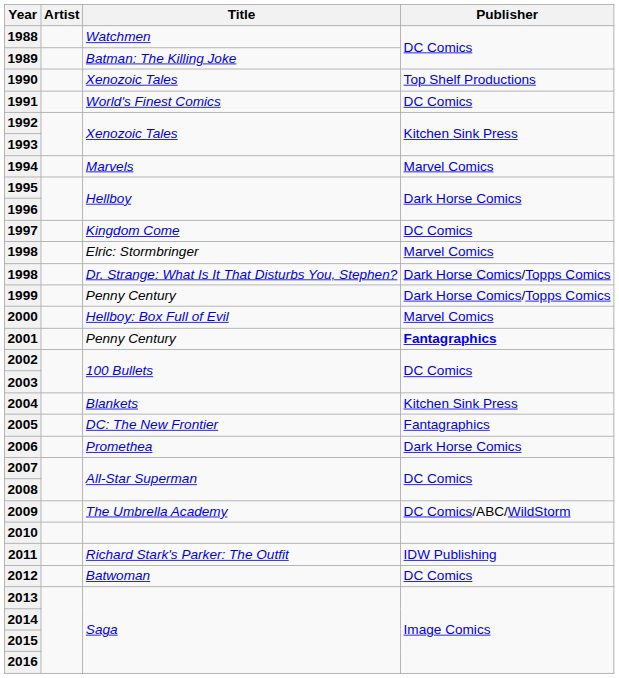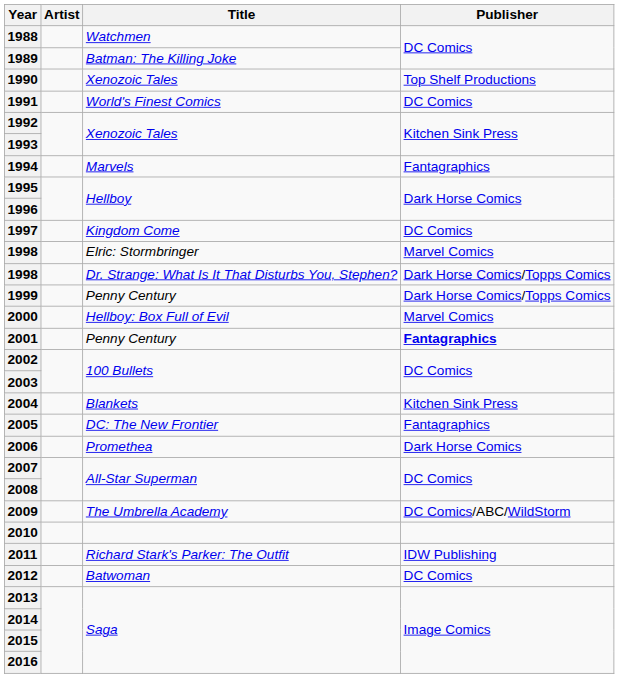(449, 166) Marvel Comics -> (447, 166) Fantagraphics
